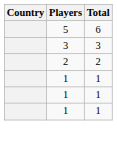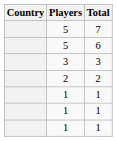+ row: (66, 29)
